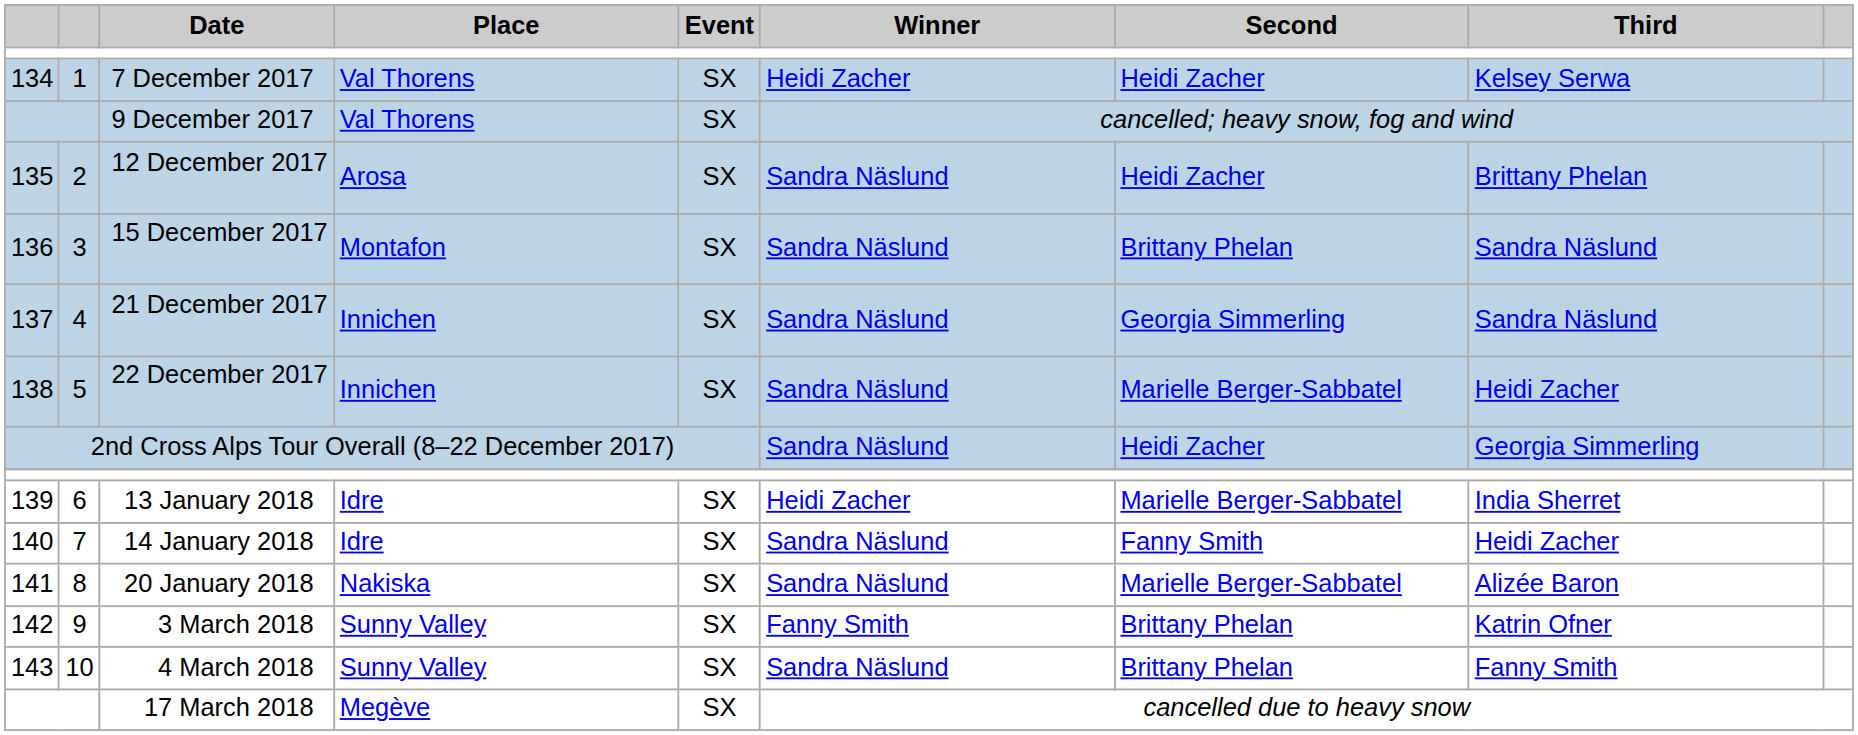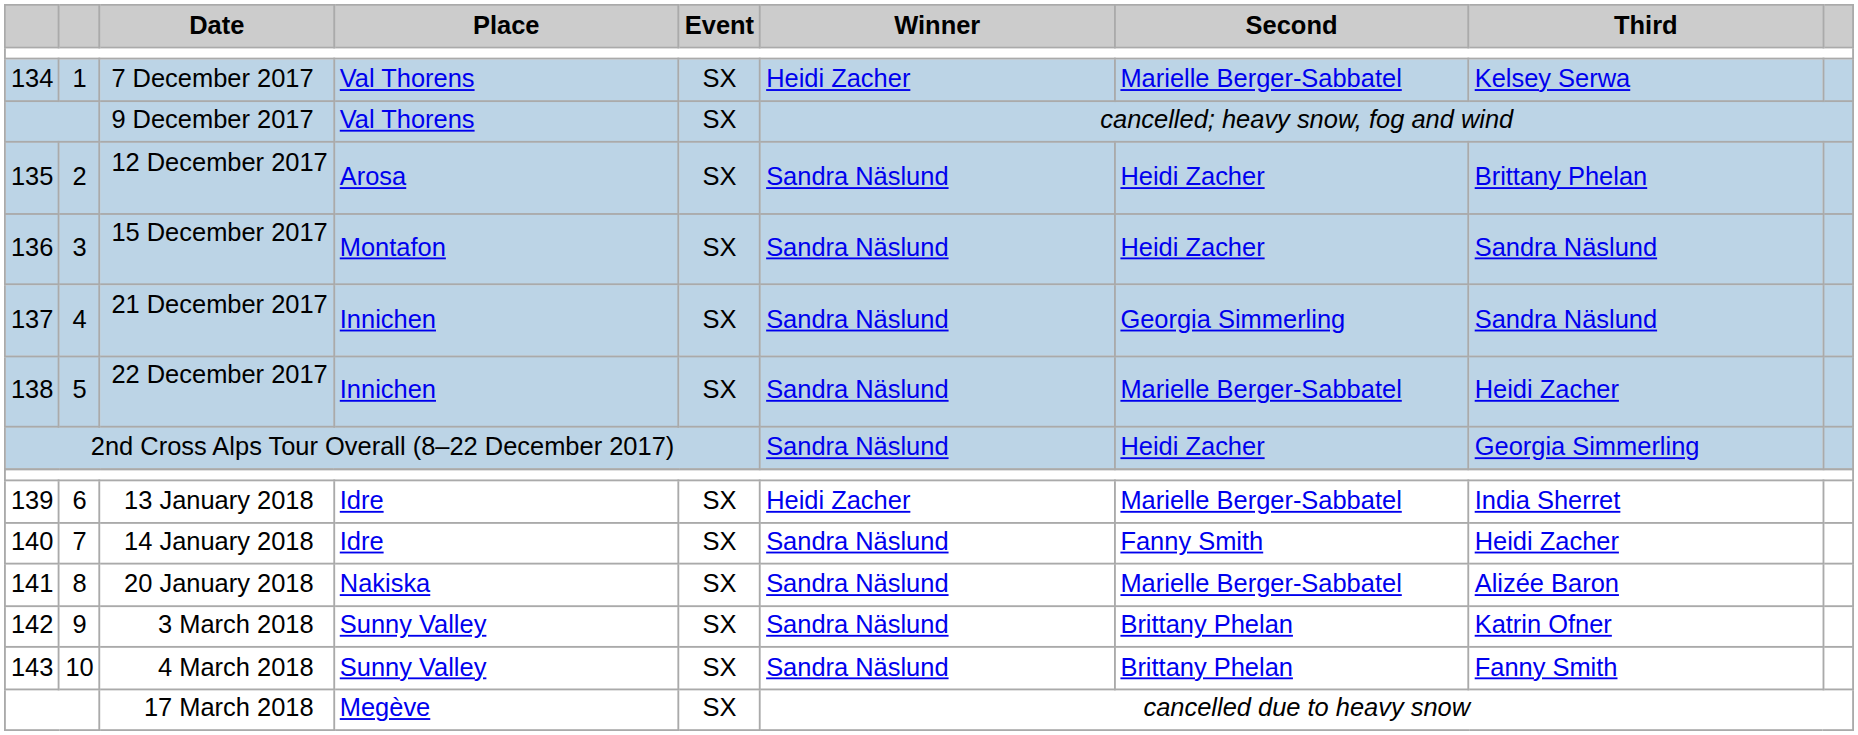(1193, 78) Heidi Zacher -> (1261, 78) Marielle Berger-Sabbatel
(1207, 247) Brittany Phelan -> (1193, 247) Heidi Zacher
(838, 625) Fanny Smith -> (857, 625) Sandra Näslund
